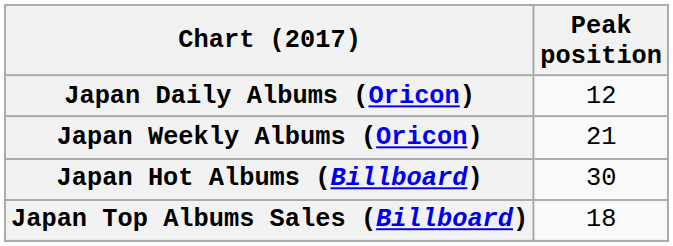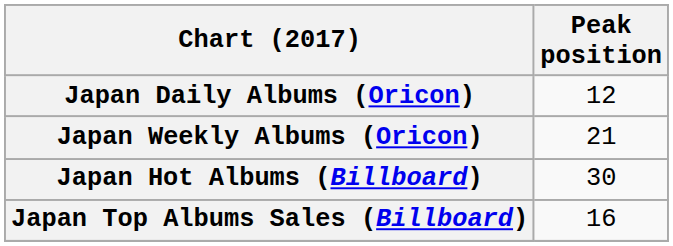(601, 220) 18 -> (601, 220) 16
